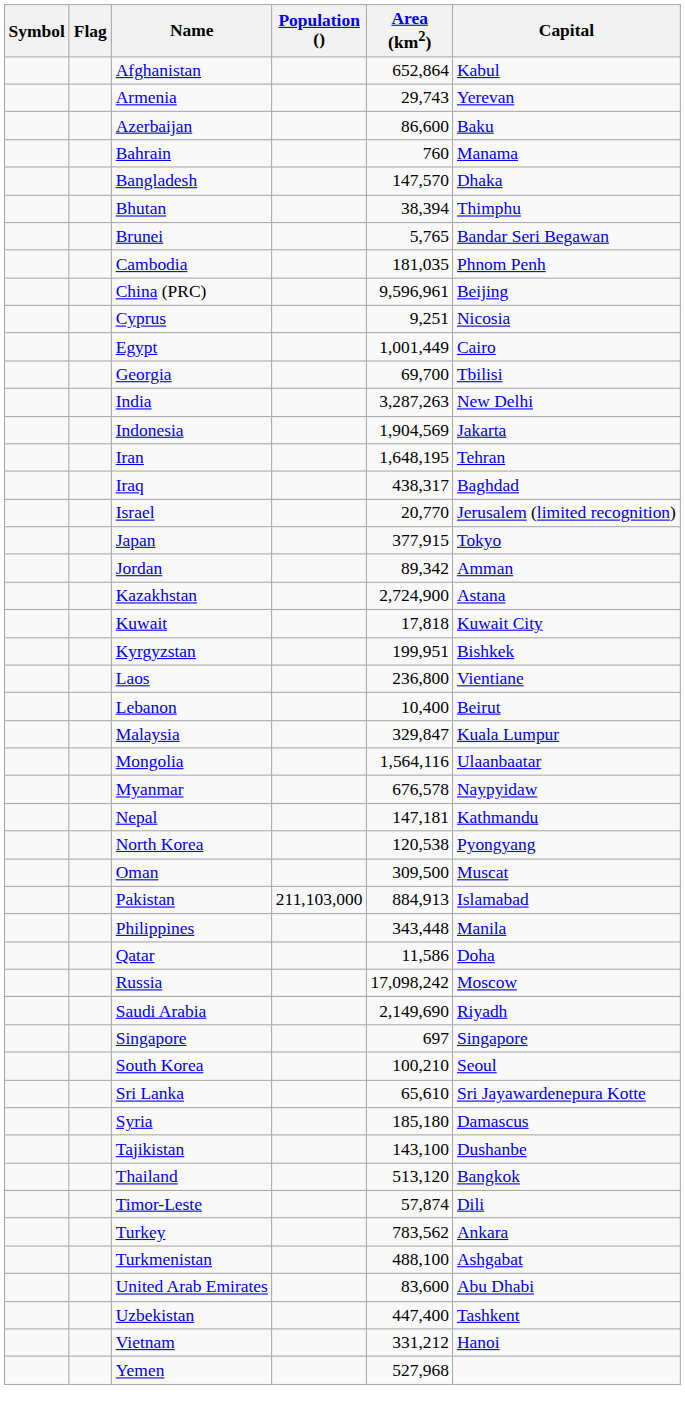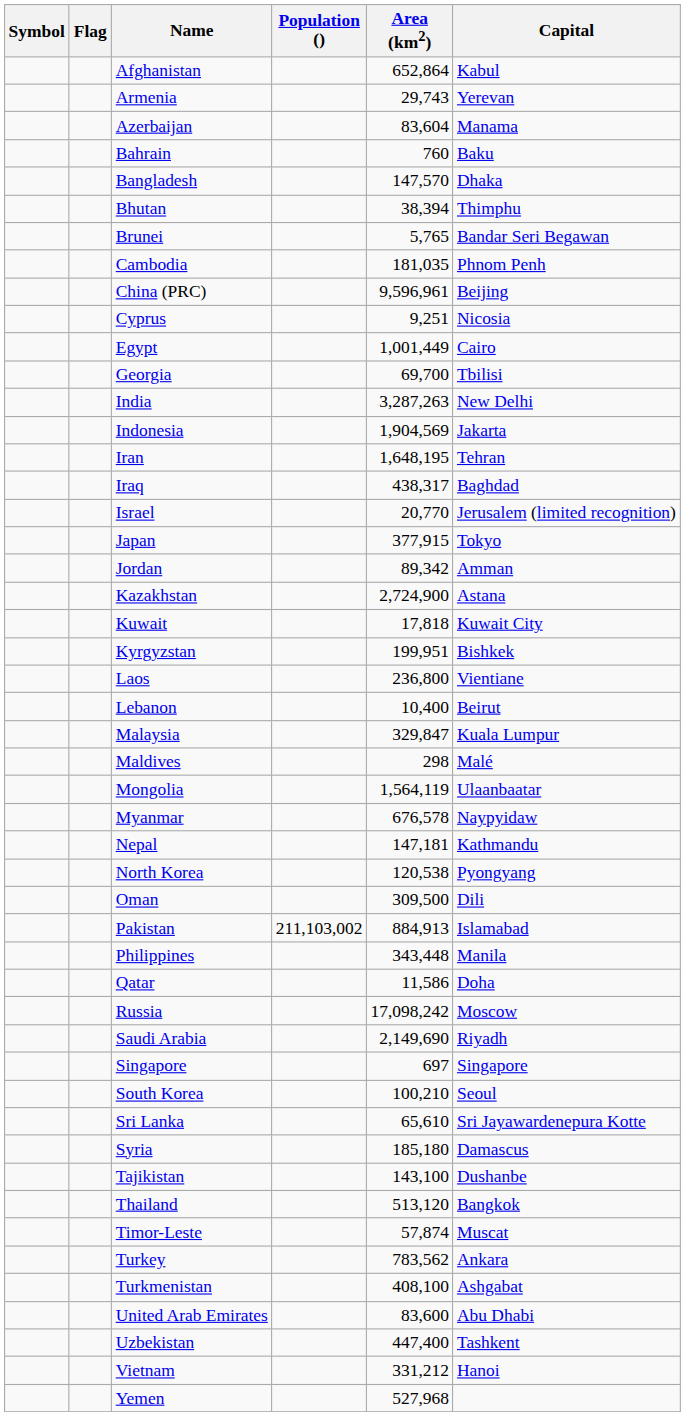(425, 125) 86,600 -> (425, 125) 83,604
(475, 125) Baku -> (487, 125) Manama
(487, 153) Manama -> (475, 153) Baku
+ row: (148, 761)
(414, 761) 1,564,116 -> (414, 789) 1,564,119
(483, 872) Muscat -> (471, 900) Dili
(319, 900) 211,103,000 -> (319, 927) 211,103,002
(471, 1204) Dili -> (483, 1231) Muscat
(421, 1259) 488,100 -> (421, 1287) 408,100
